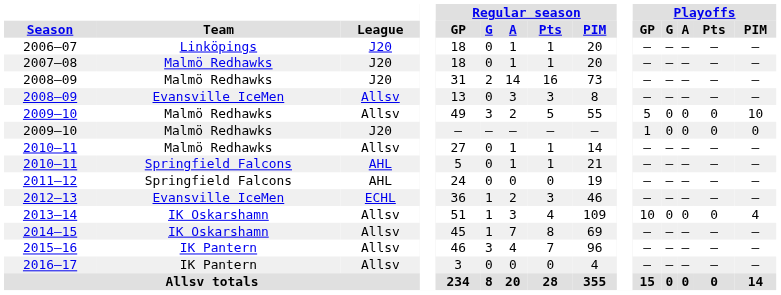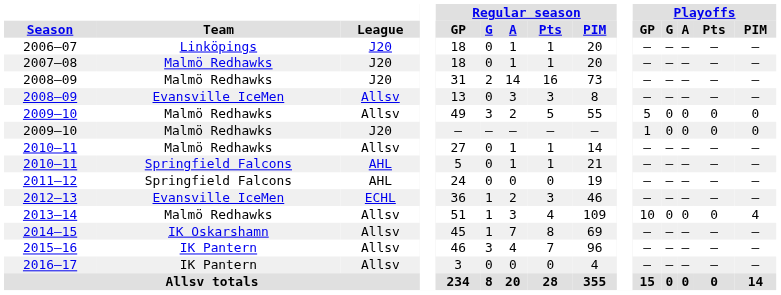(755, 113) 10 -> (755, 113) 0
(218, 214) IK Oskarshamn -> (218, 214) Malmö Redhawks
